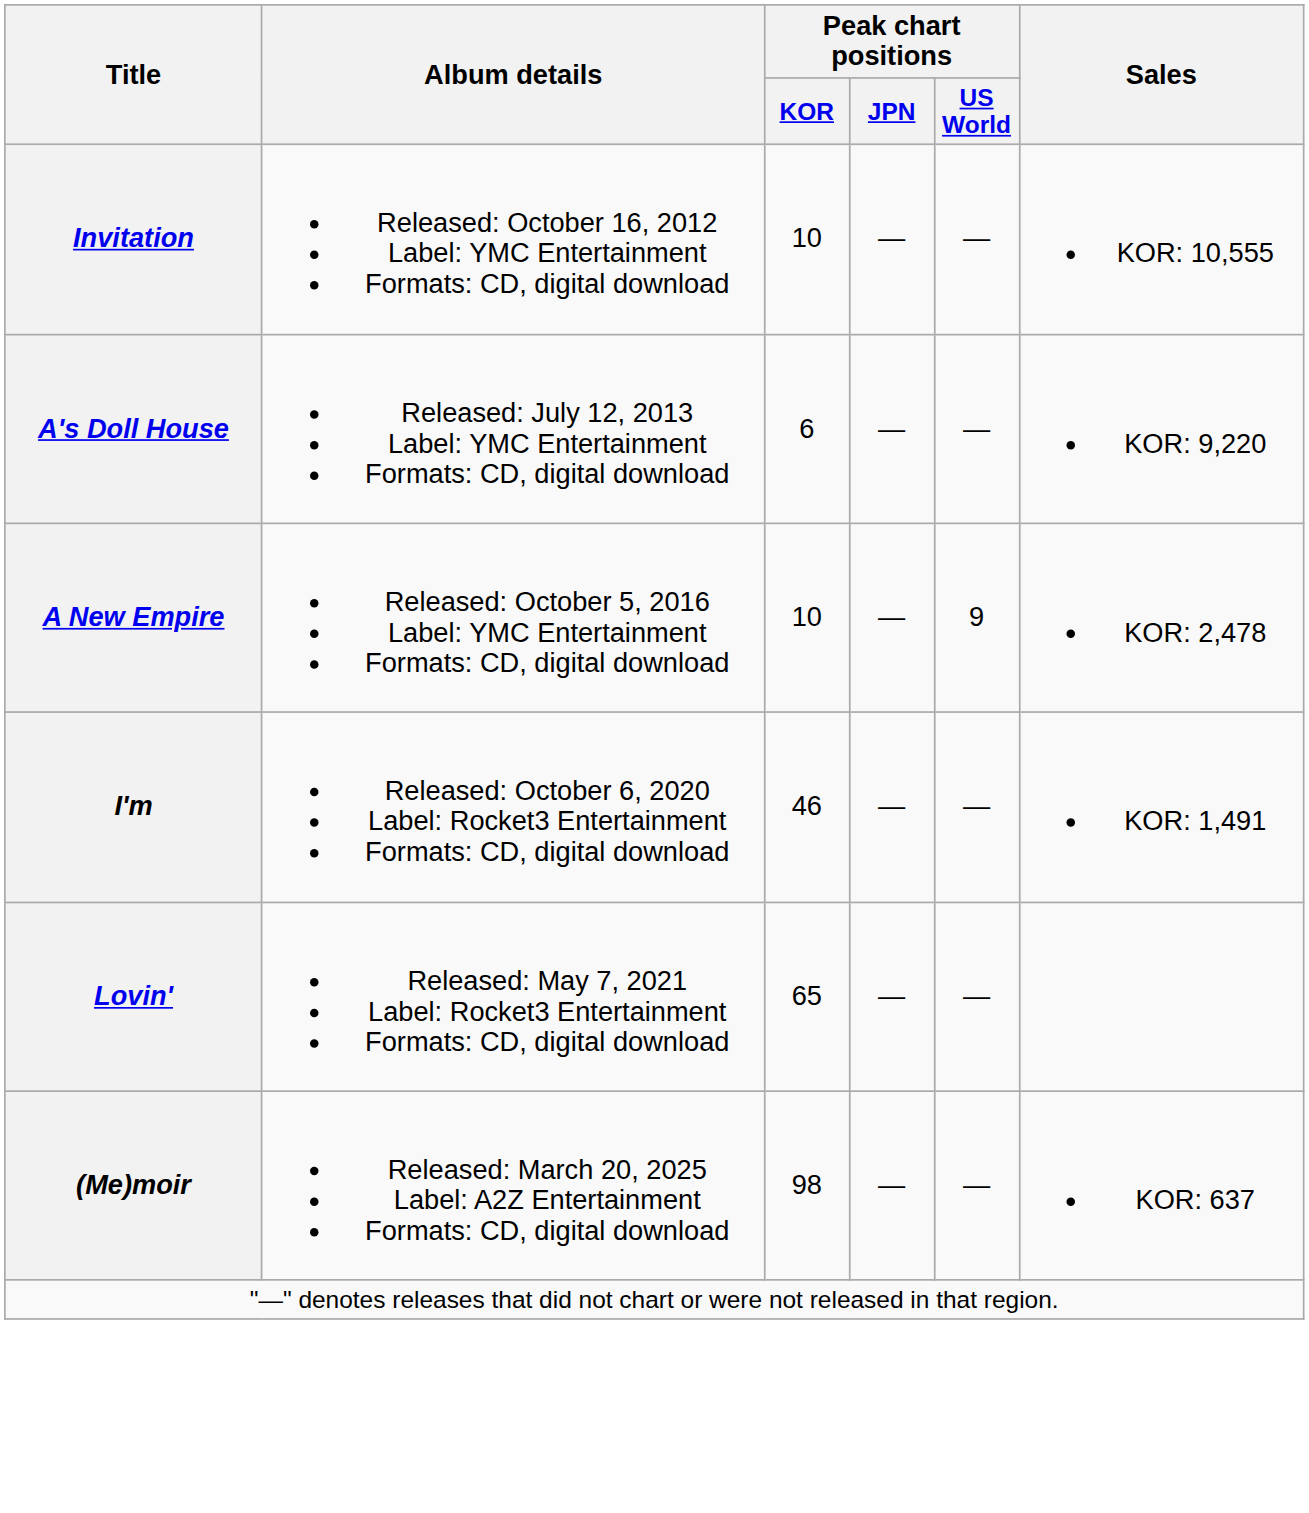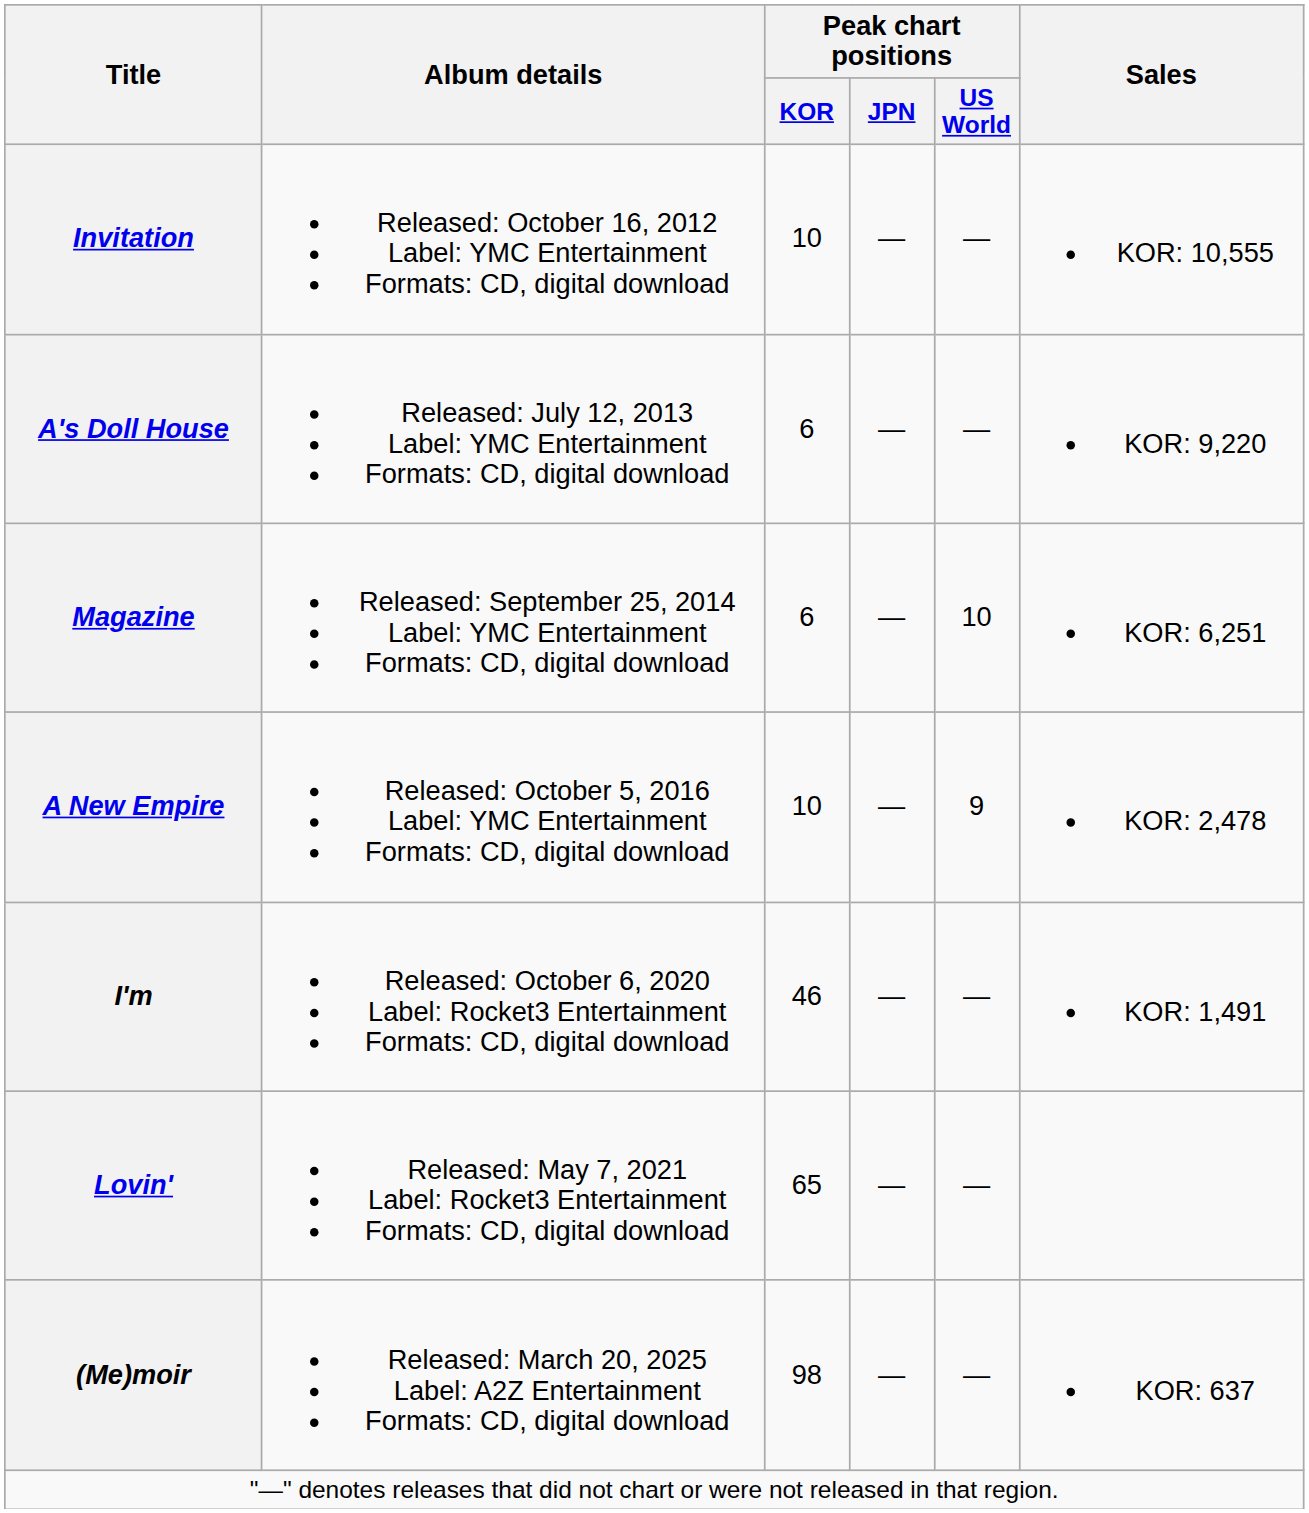+ row: (134, 617)
